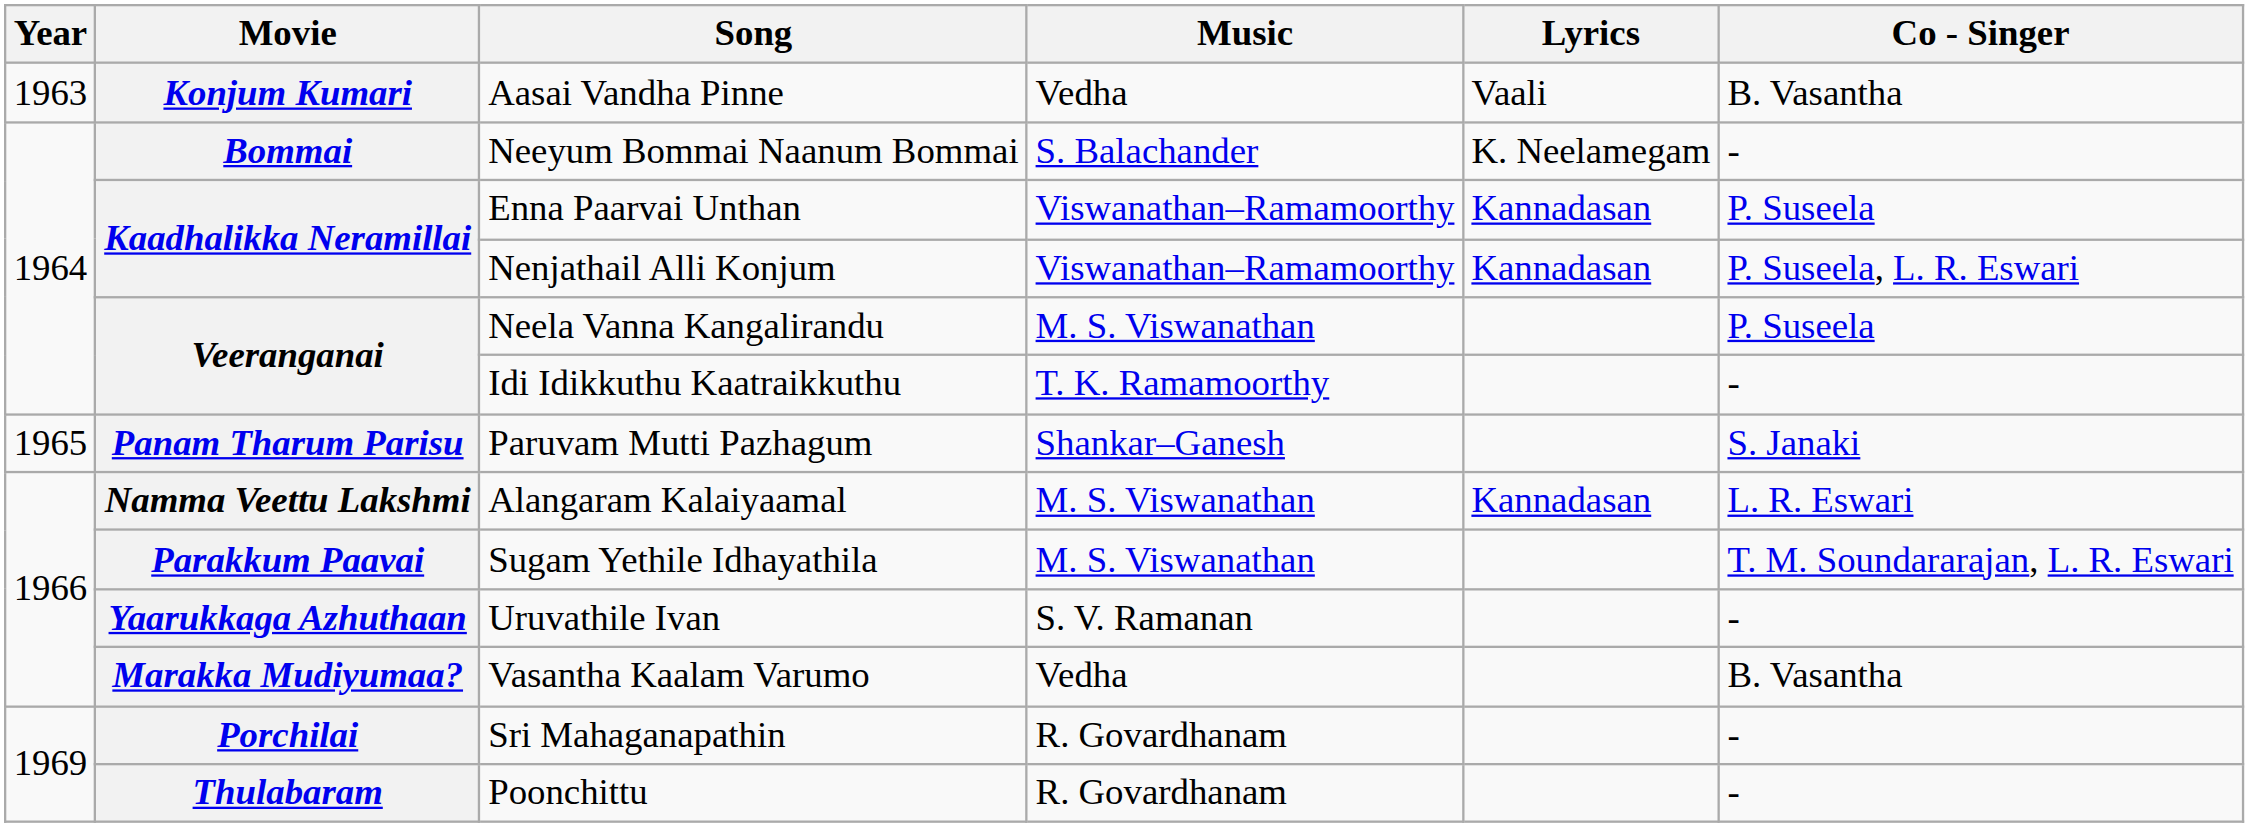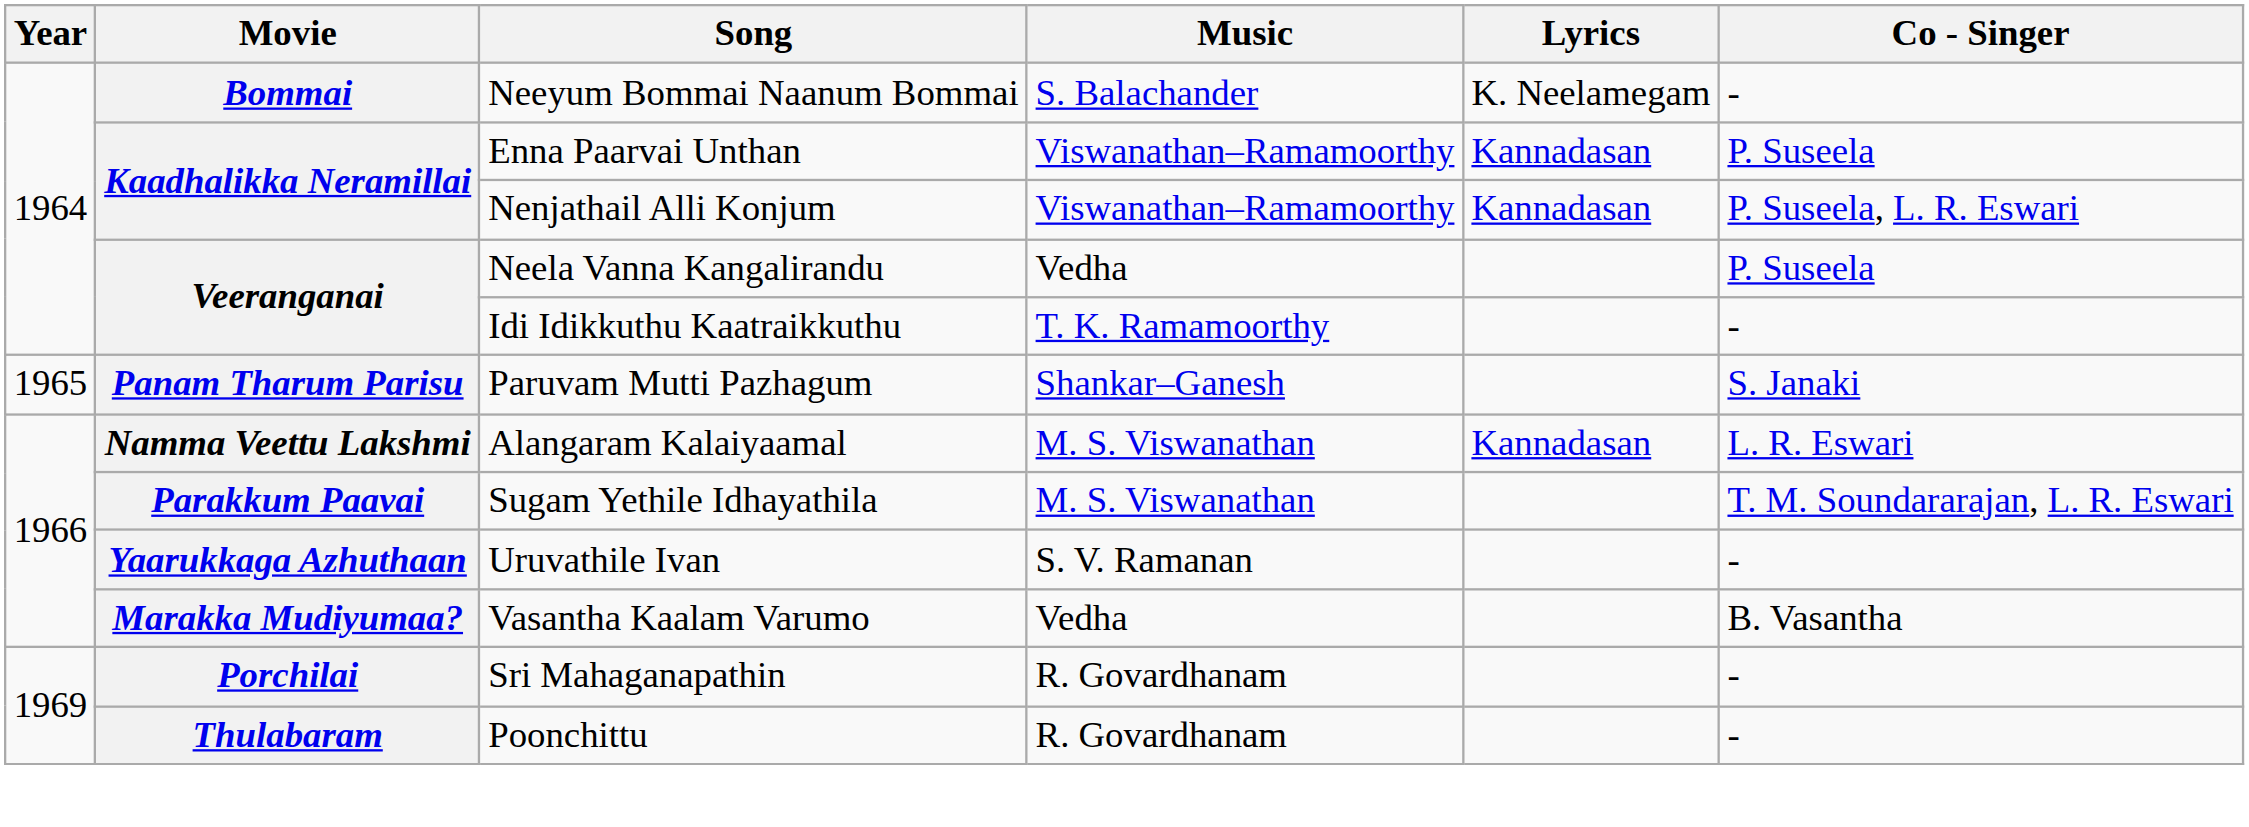- row: (636, 92)
(1175, 325) M. S. Viswanathan -> (1082, 267) Vedha
